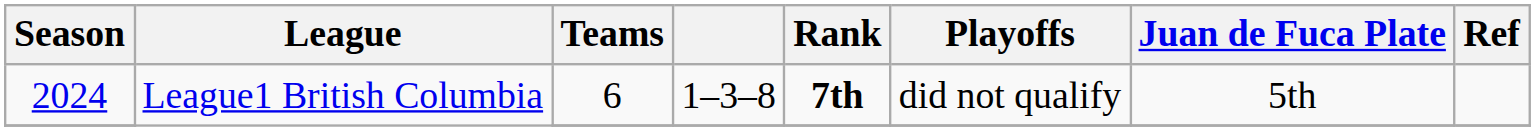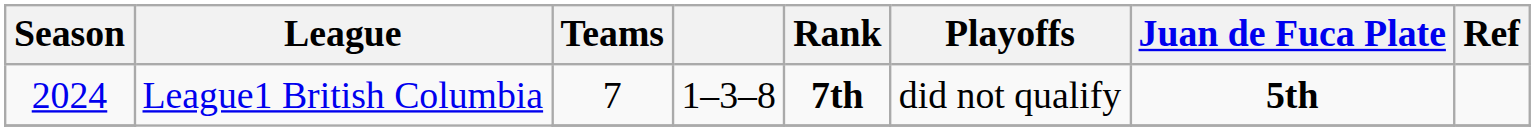(612, 94) 6 -> (612, 94) 7
(1292, 94) normal -> (1292, 94) bold
